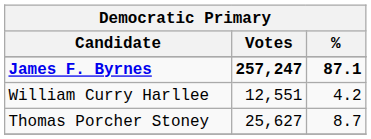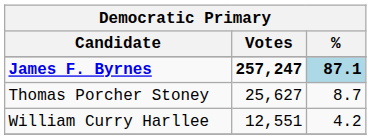(342, 70) no background -> (342, 70) lightblue background
rows swapped: (109, 121) <-> (109, 96)
